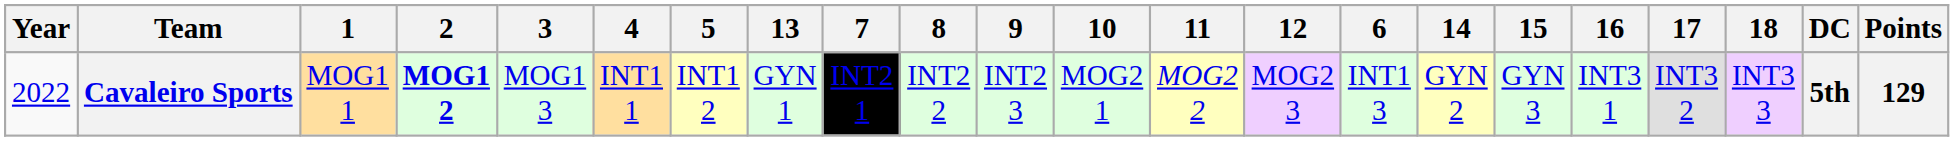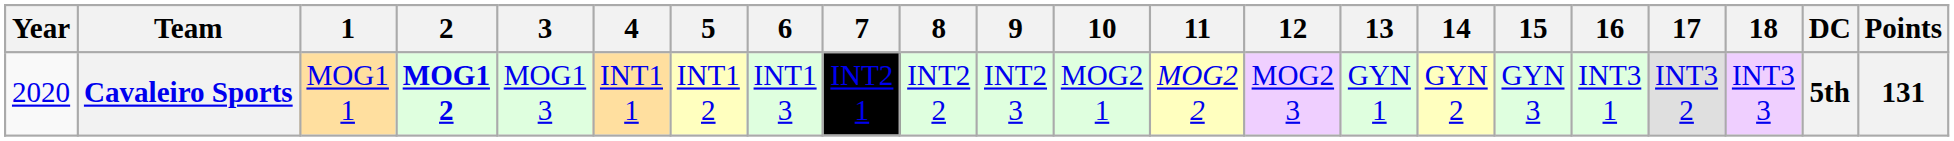columns swapped: (1379, 28) <-> (785, 28)
(41, 93) 2022 -> (41, 93) 2020
(1903, 93) 129 -> (1903, 93) 131
